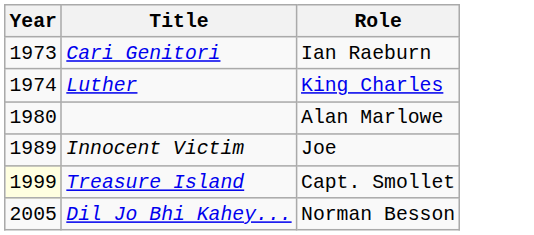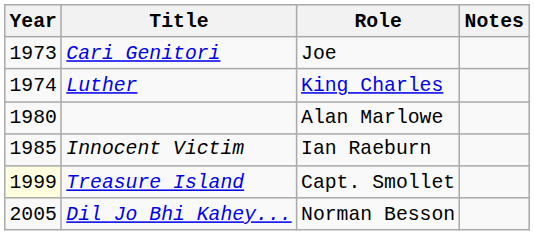+ column: (494, 21)
(366, 53) Ian Raeburn -> (319, 53) Joe
(33, 150) 1989 -> (33, 150) 1985
(319, 150) Joe -> (366, 150) Ian Raeburn
